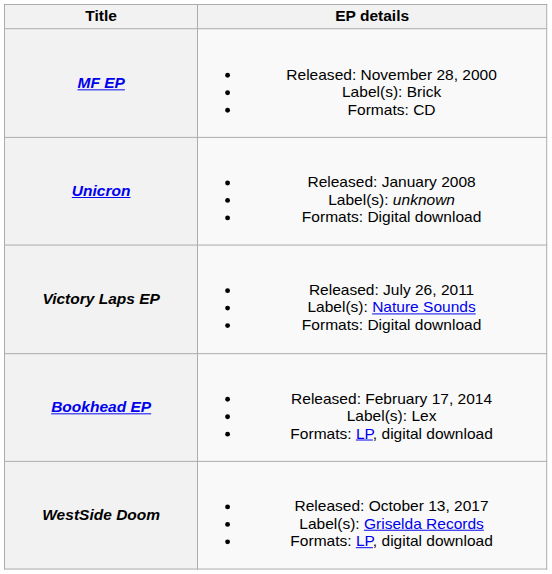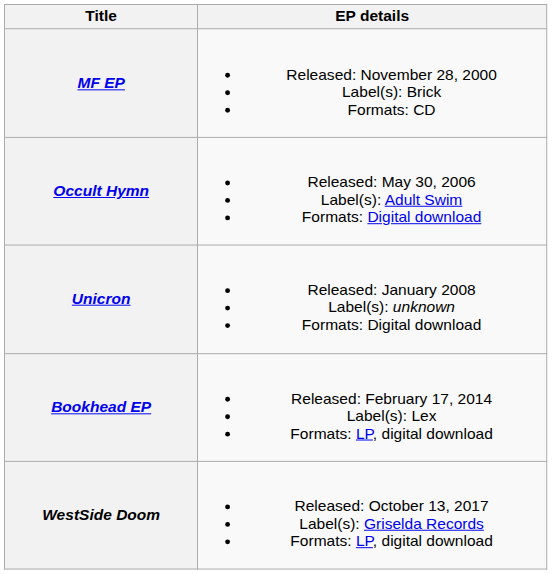+ row: (101, 191)
- row: (101, 299)
